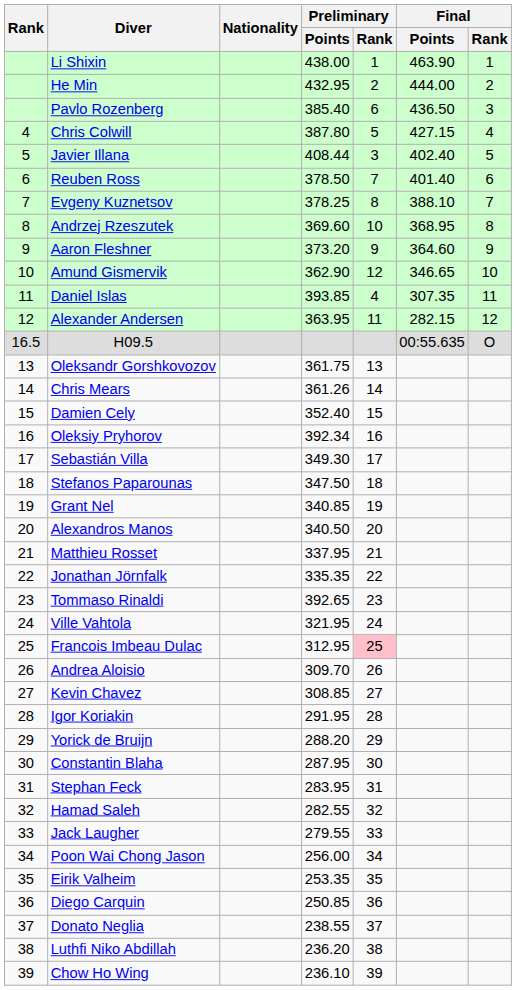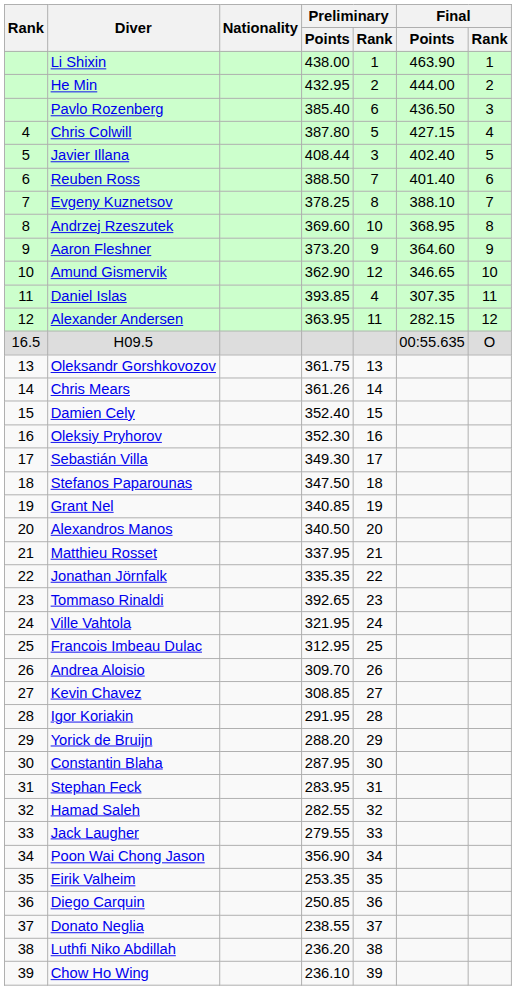(327, 179) 378.50 -> (327, 179) 388.50
(327, 436) 392.34 -> (327, 436) 352.30
(375, 646) pink background -> (375, 646) no background
(327, 856) 256.00 -> (327, 856) 356.90
